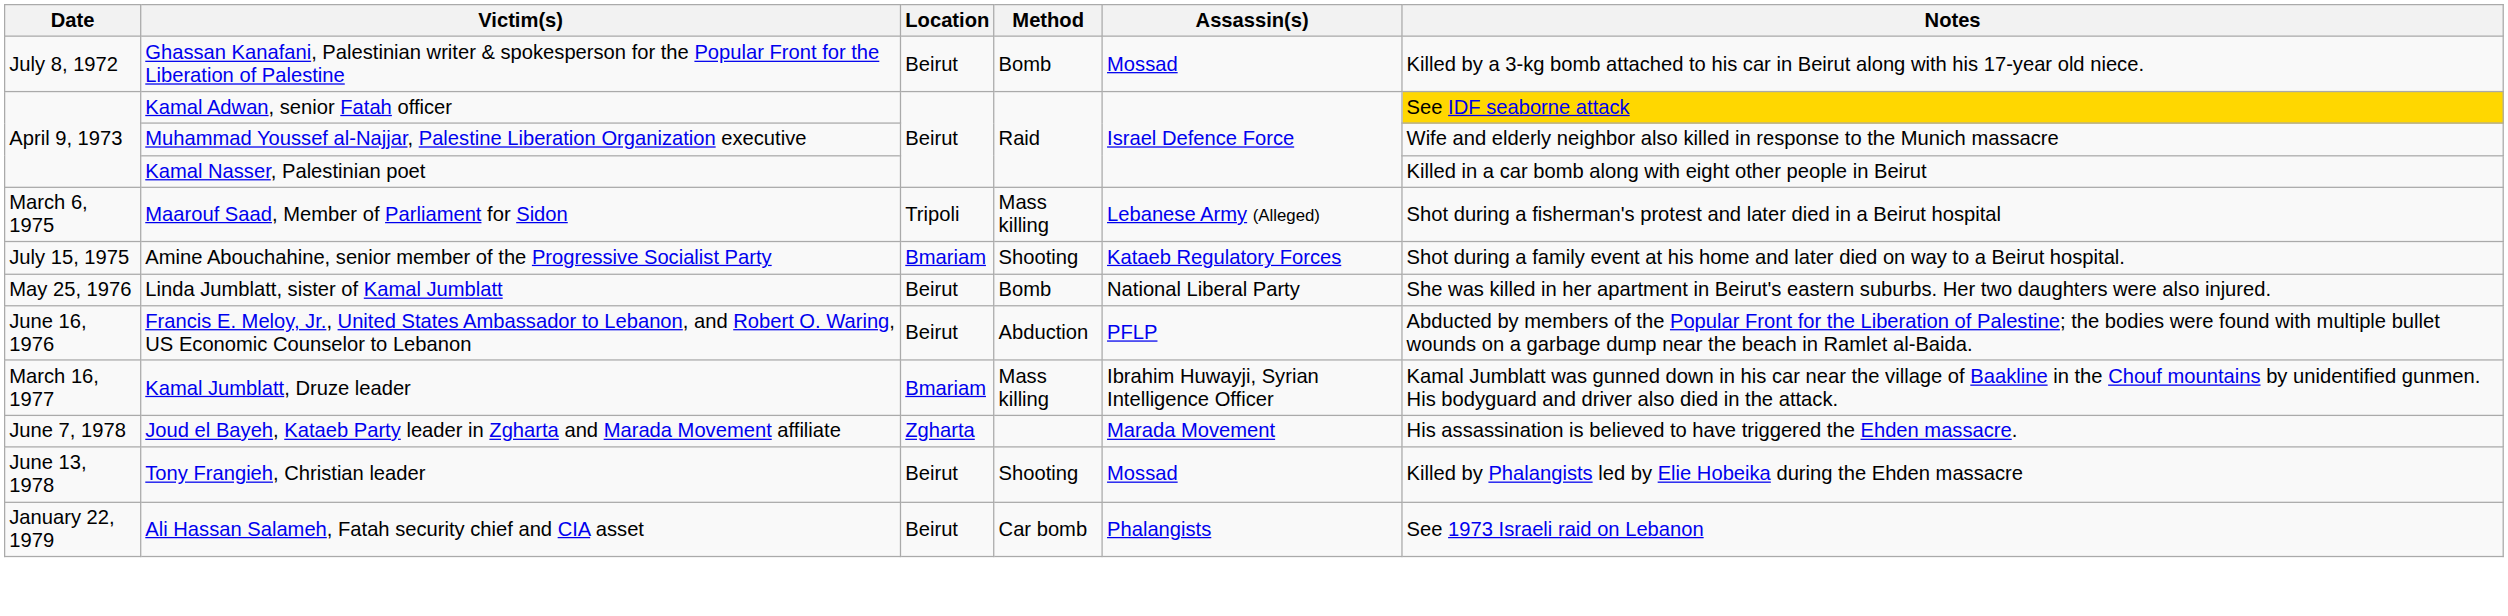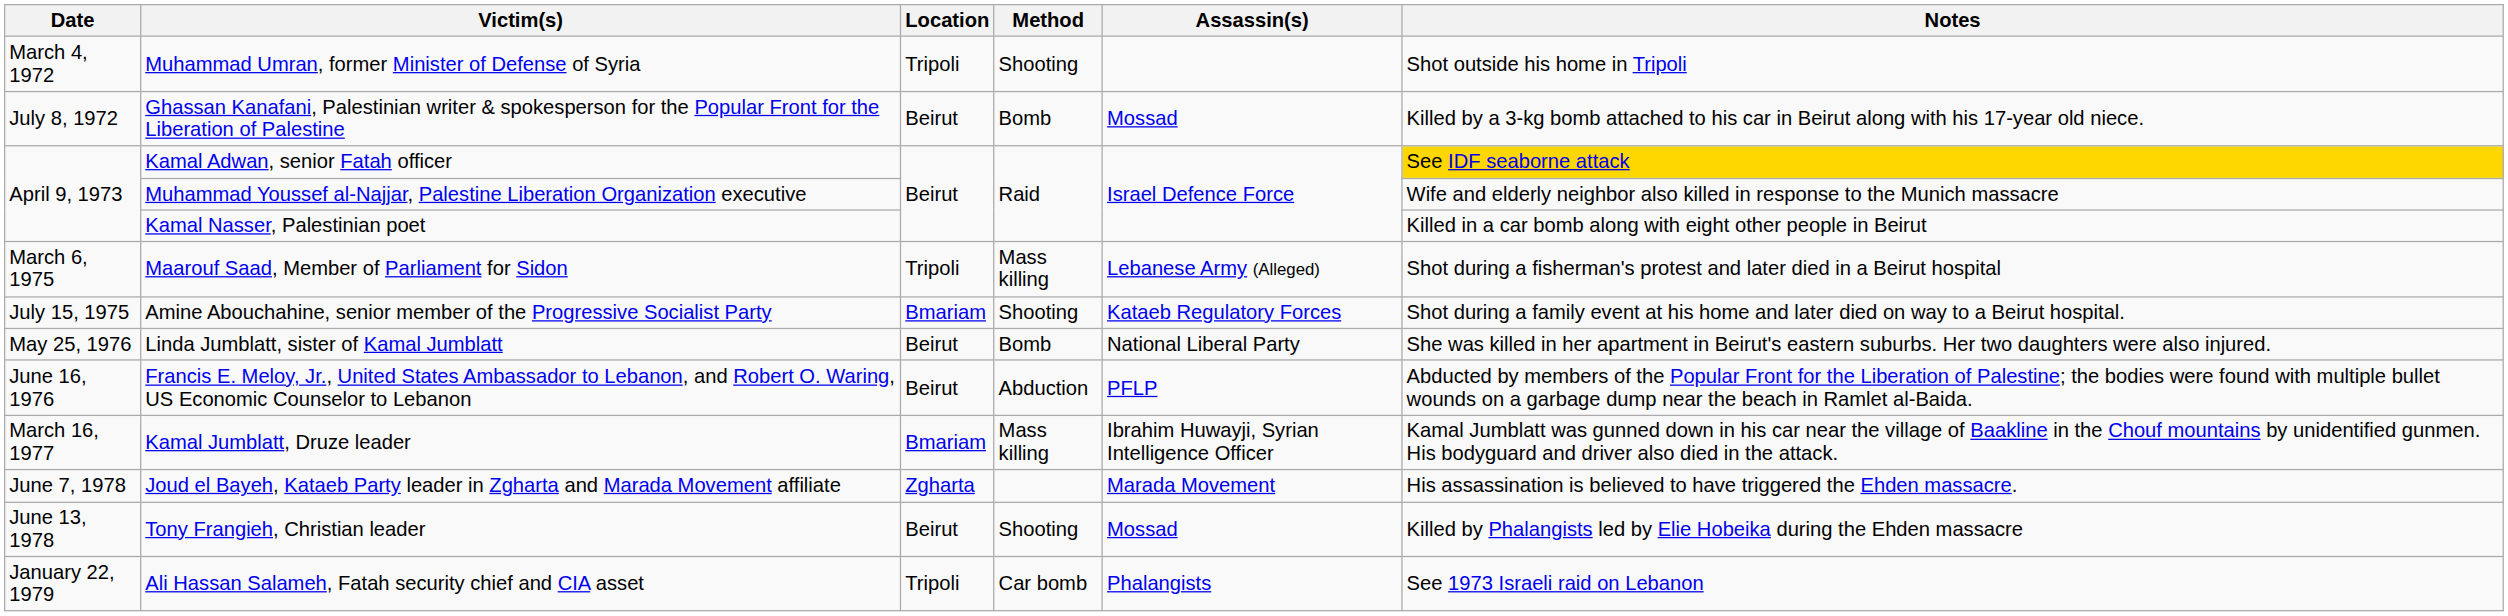+ row: (393, 63)
(932, 528) Beirut -> (932, 583) Tripoli
